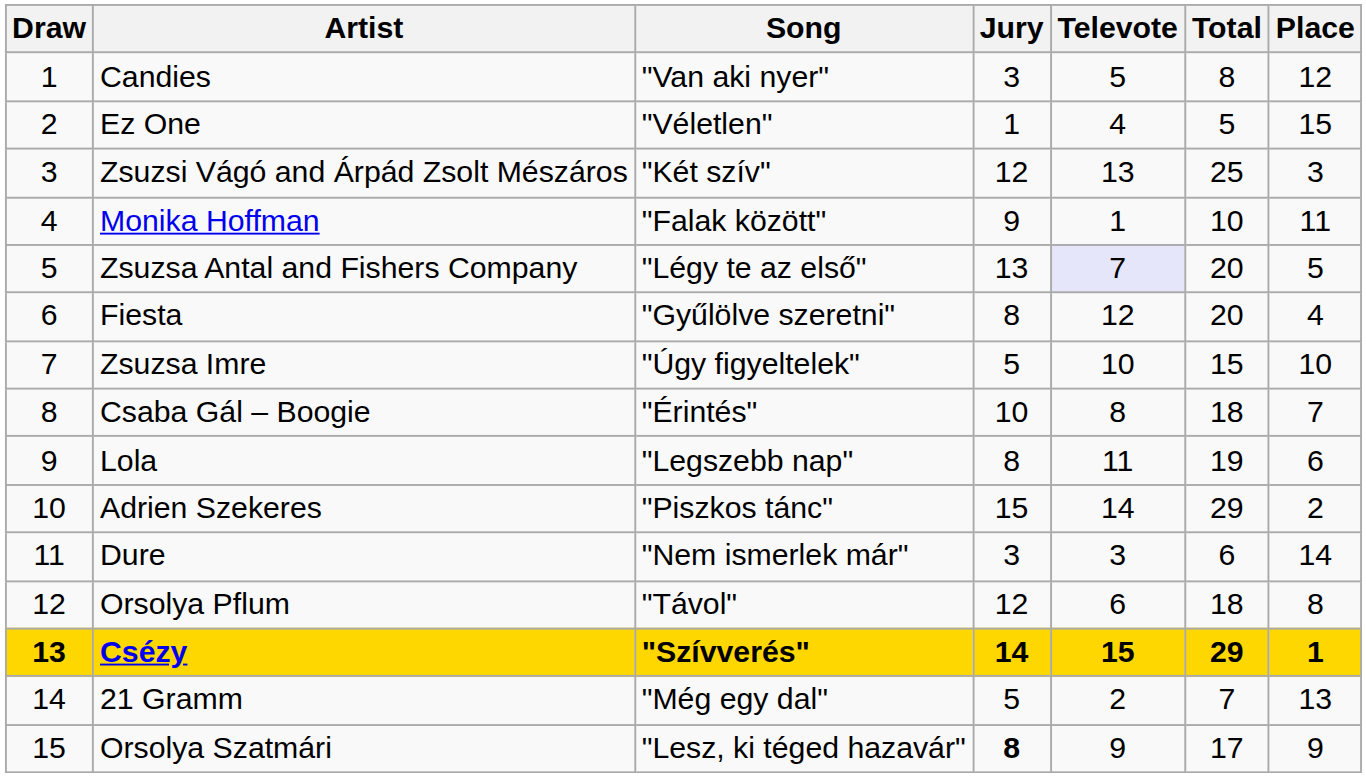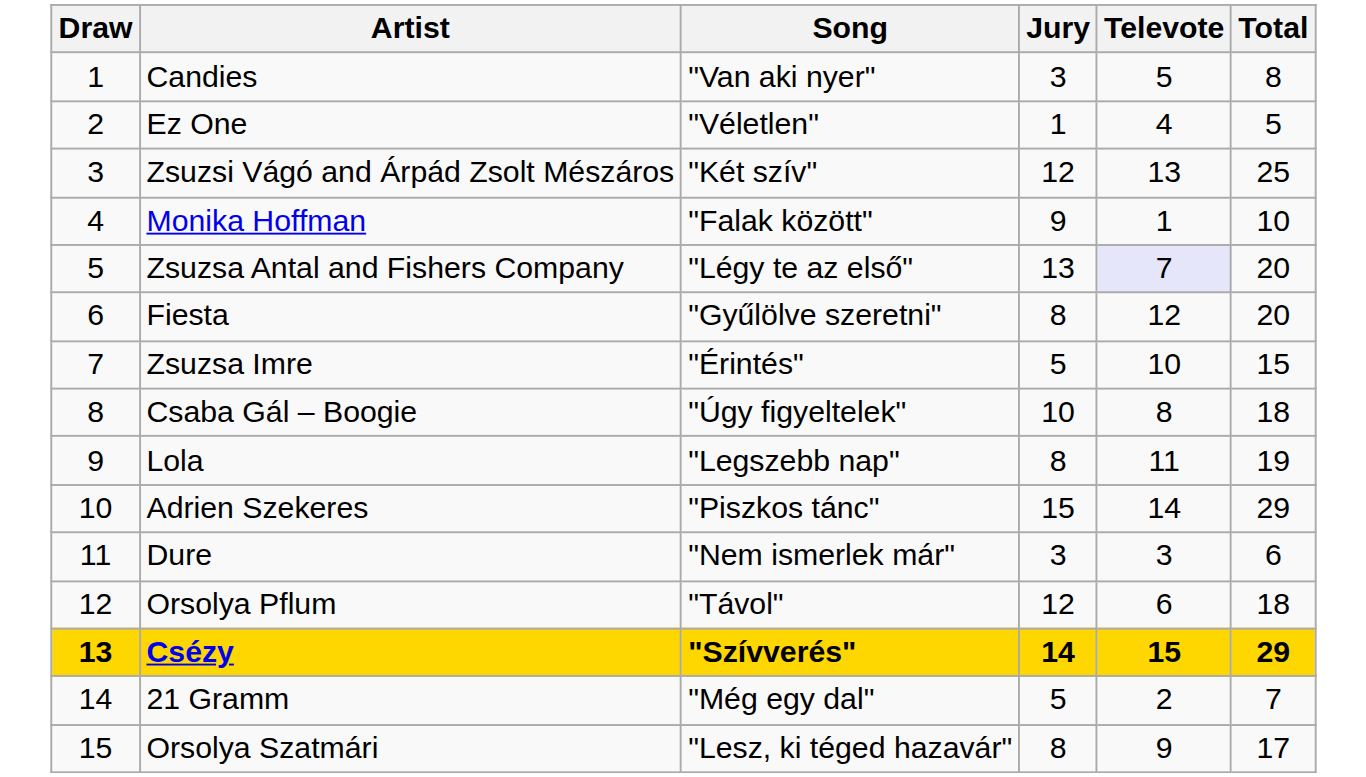- column: (1315, 28)
(751, 364) "Úgy figyeltelek" -> (746, 364) "Érintés"
(699, 412) "Érintés" -> (797, 412) "Úgy figyeltelek"
(1012, 747) bold -> (1058, 747) normal
